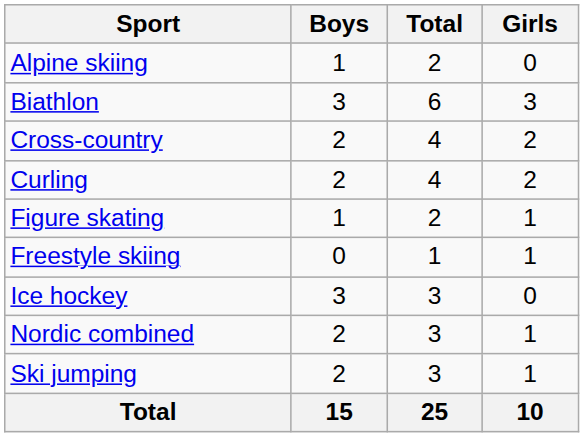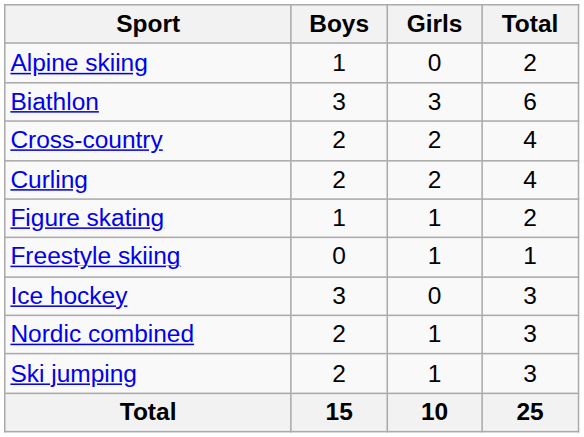columns swapped: (530, 23) <-> (435, 23)
